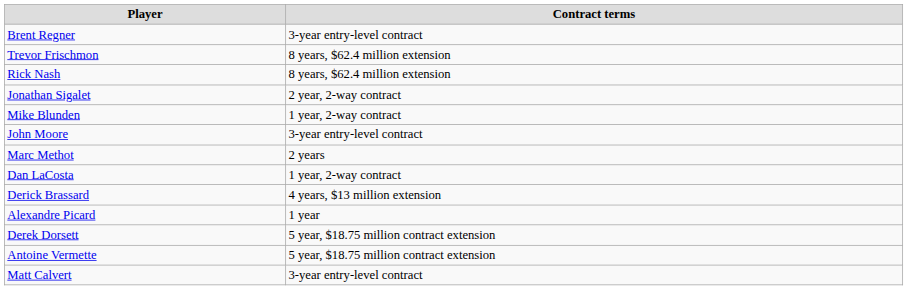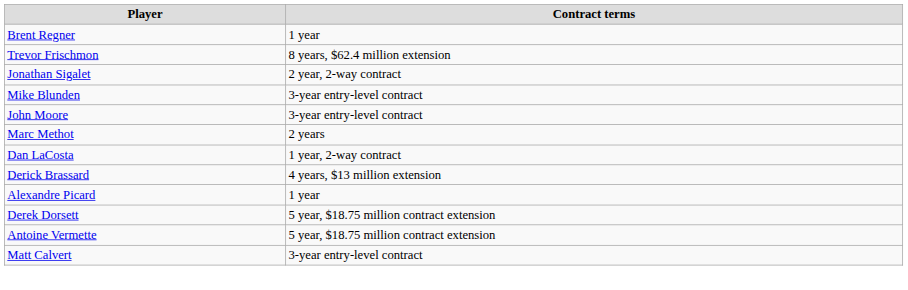(356, 34) 3-year entry-level contract -> (304, 34) 1 year
- row: (34, 74)
(345, 114) 1 year, 2-way contract -> (356, 94) 3-year entry-level contract
